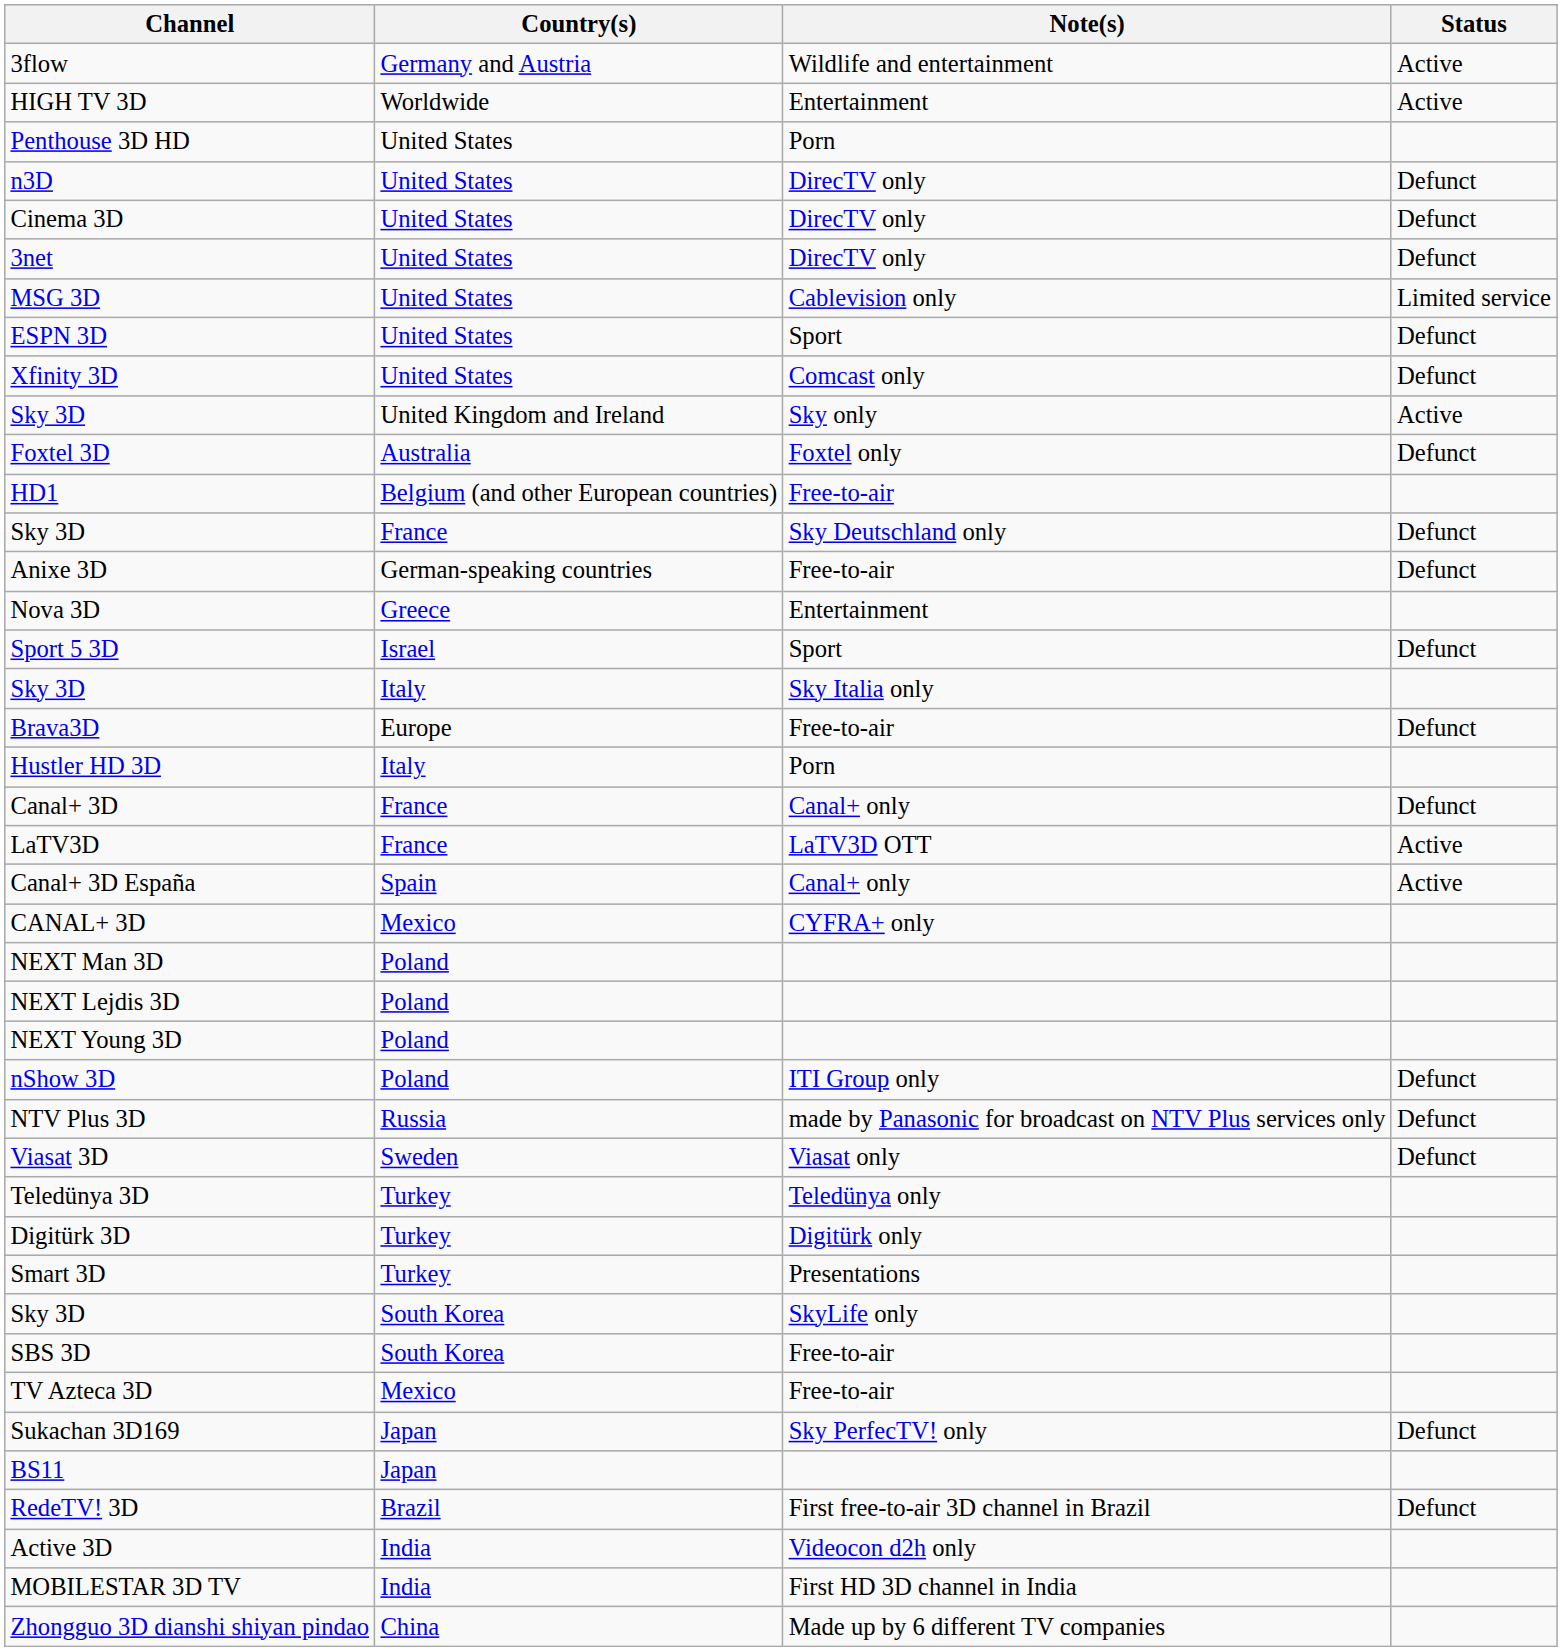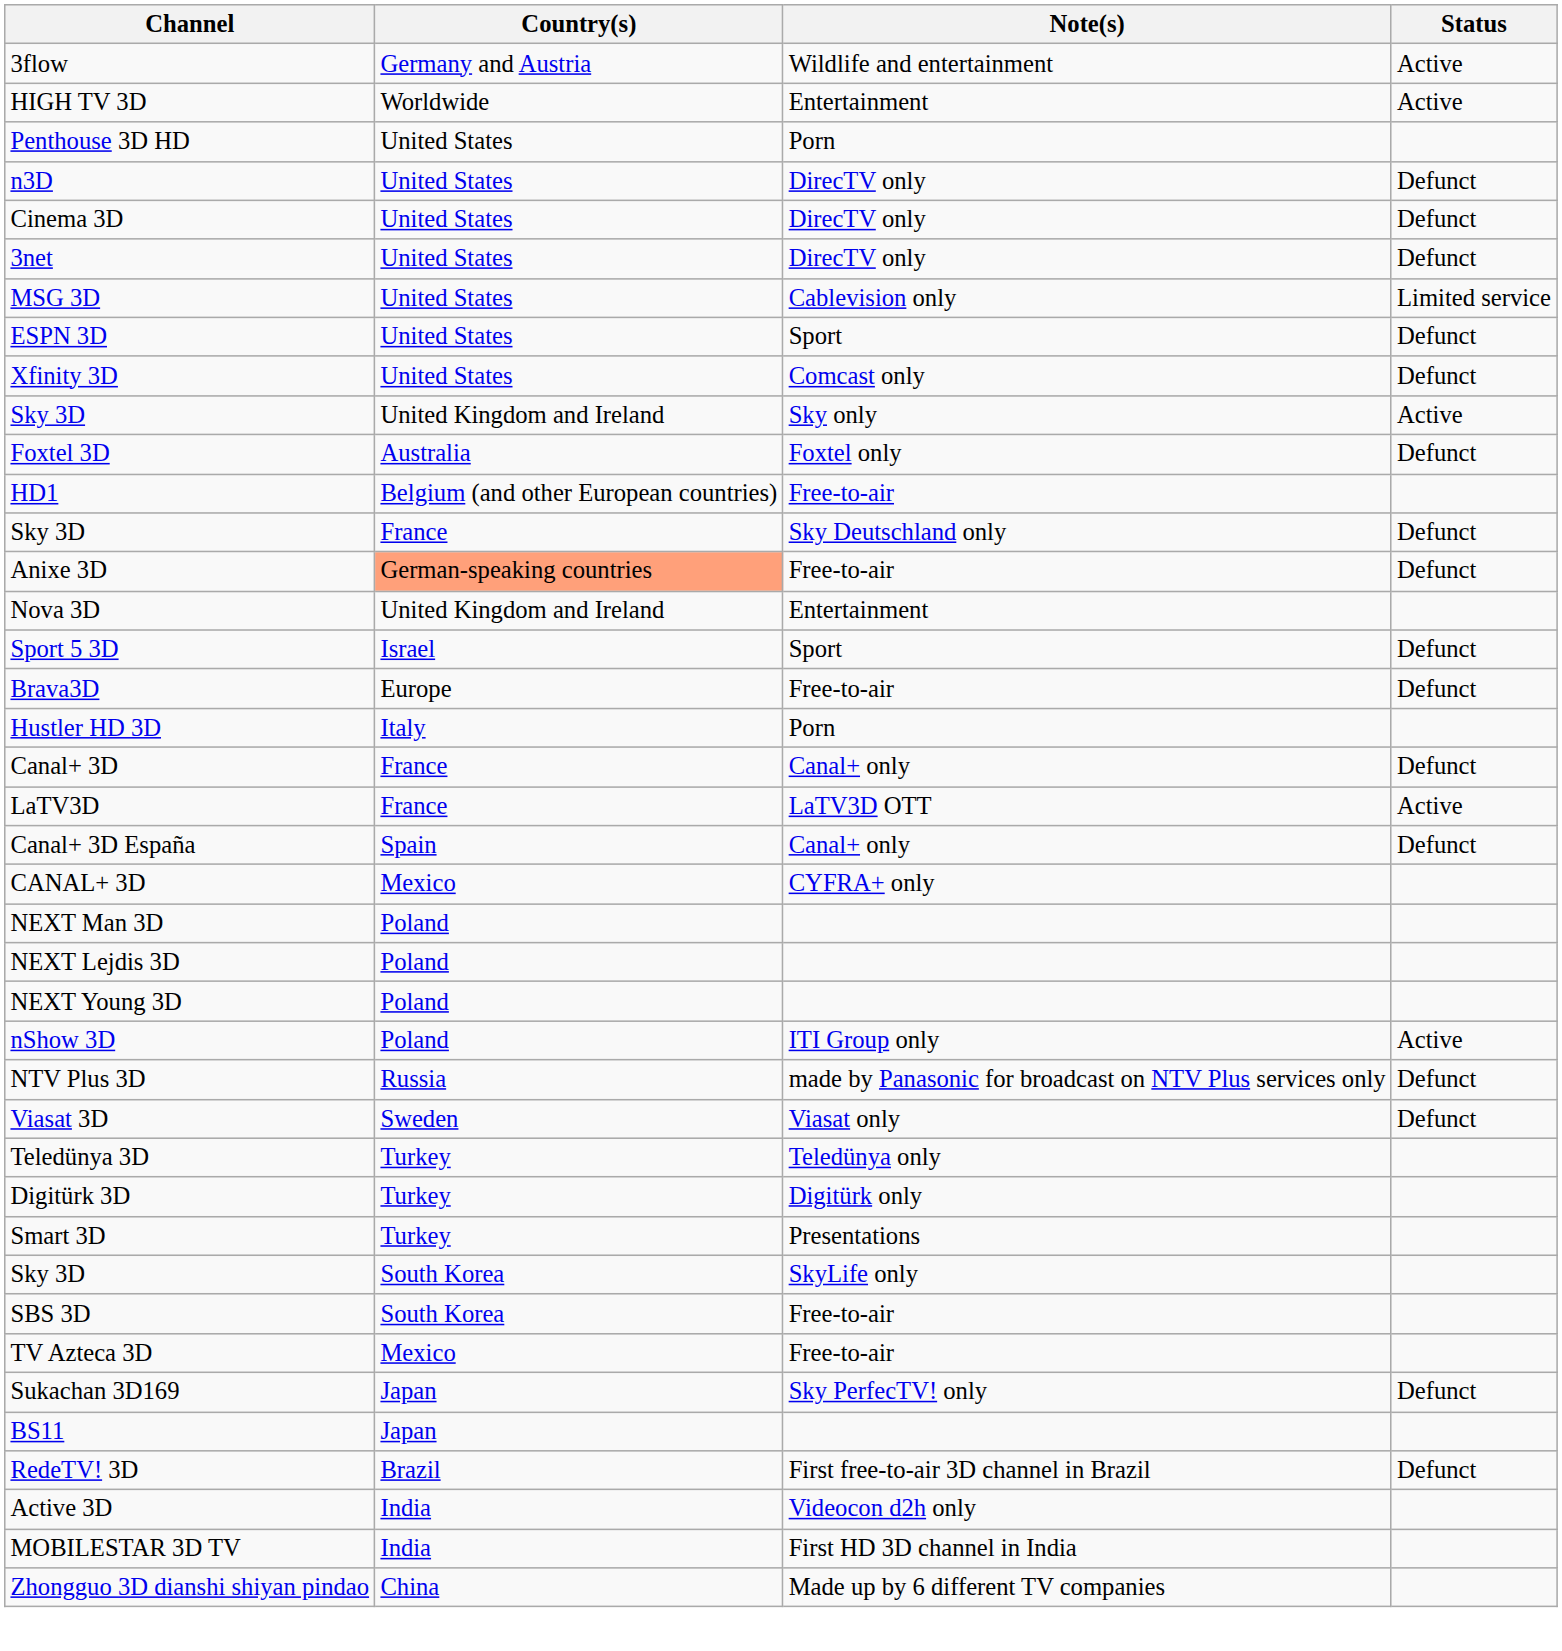(516, 571) no background -> (516, 571) lightsalmon background
(415, 610) Greece -> (522, 610) United Kingdom and Ireland
- row: (48, 688)
(1430, 883) Active -> (1437, 844) Defunct
(1437, 1079) Defunct -> (1430, 1040) Active
